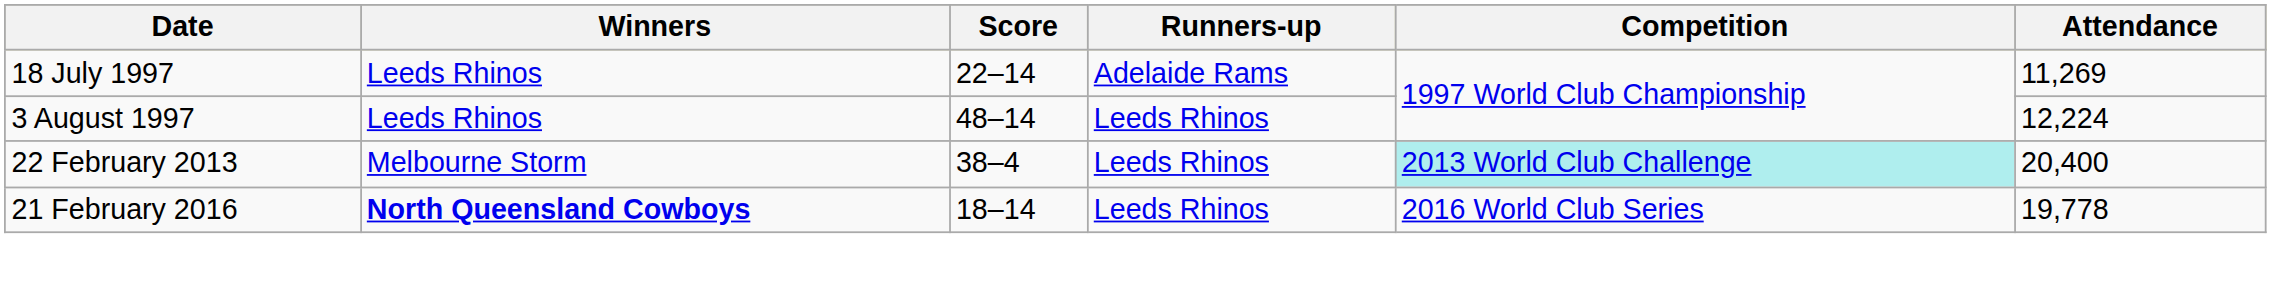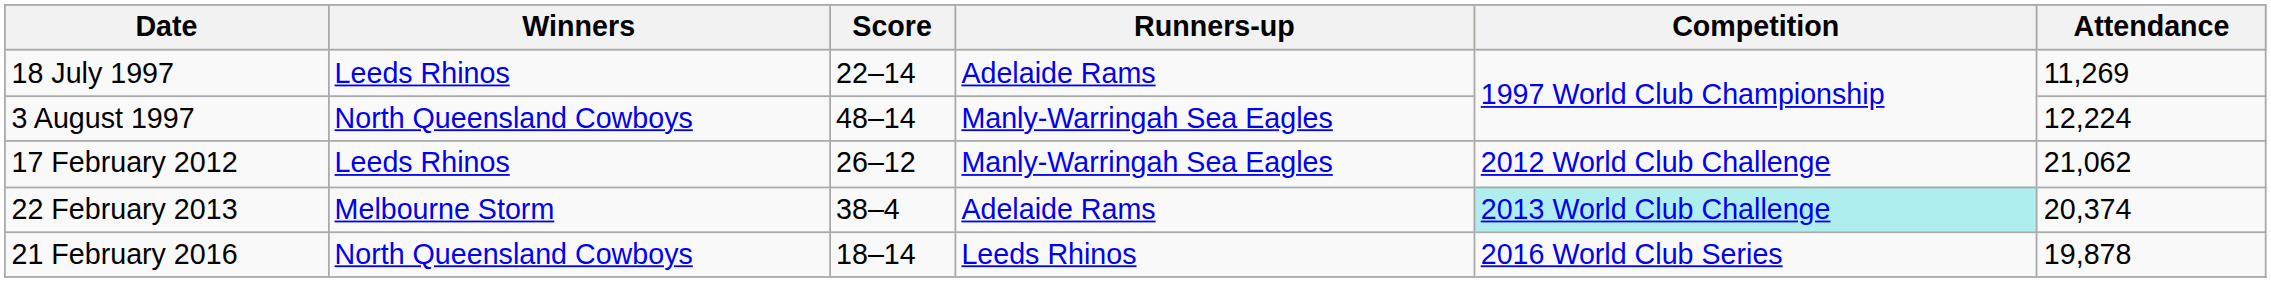(454, 118) Leeds Rhinos -> (514, 118) North Queensland Cowboys
(1181, 118) Leeds Rhinos -> (1147, 118) Manly-Warringah Sea Eagles
+ row: (125, 163)
(1181, 163) Leeds Rhinos -> (1059, 208) Adelaide Rams
(2065, 163) 20,400 -> (2088, 208) 20,374
(559, 208) bold -> (514, 254) normal
(2065, 208) 19,778 -> (2088, 254) 19,878
